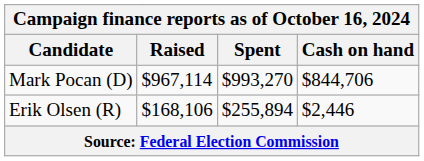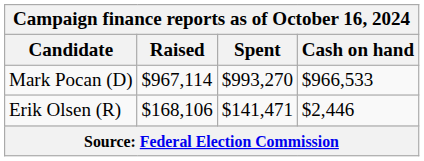(338, 79) $844,706 -> (338, 79) $966,533
(257, 110) $255,894 -> (257, 110) $141,471
